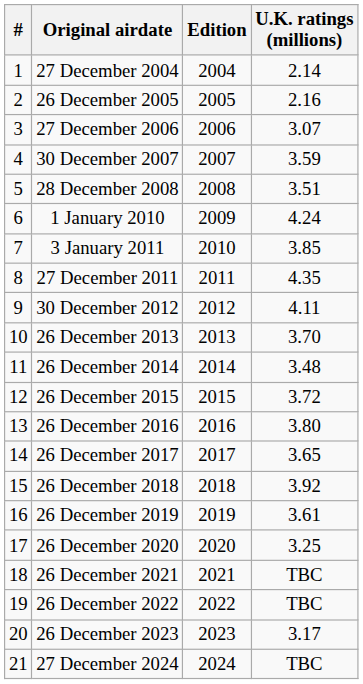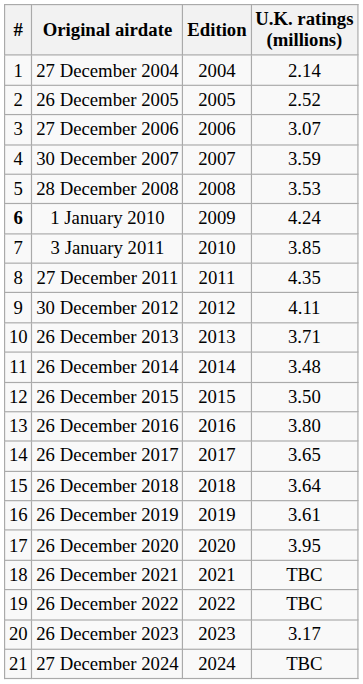(304, 99) 2.16 -> (304, 99) 2.52
(304, 188) 3.51 -> (304, 188) 3.53
(18, 218) normal -> (18, 218) bold
(304, 337) 3.70 -> (304, 337) 3.71
(304, 396) 3.72 -> (304, 396) 3.50
(304, 485) 3.92 -> (304, 485) 3.64
(304, 545) 3.25 -> (304, 545) 3.95
